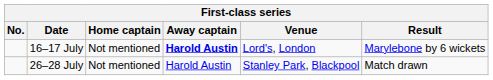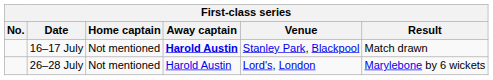(279, 48) Lord's, London -> (301, 48) Stanley Park, Blackpool
(425, 48) Marylebone by 6 wickets -> (396, 48) Match drawn
(301, 65) Stanley Park, Blackpool -> (279, 65) Lord's, London
(396, 65) Match drawn -> (425, 65) Marylebone by 6 wickets
